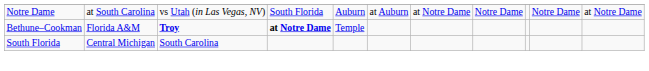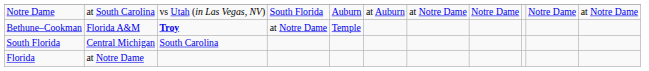(300, 27) bold -> (298, 27) normal
+ row: (21, 58)
